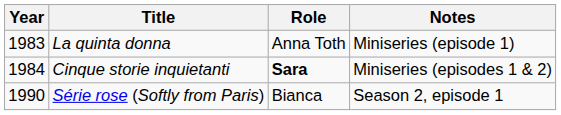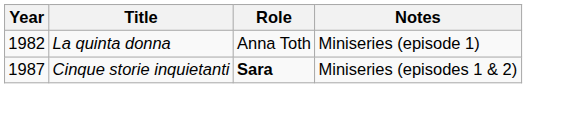(27, 43) 1983 -> (27, 43) 1982
(27, 69) 1984 -> (27, 69) 1987
- row: (158, 95)
